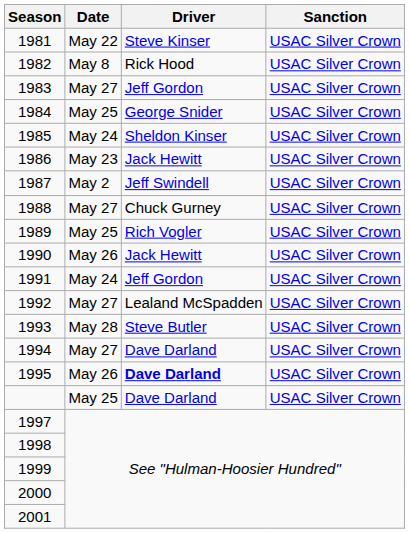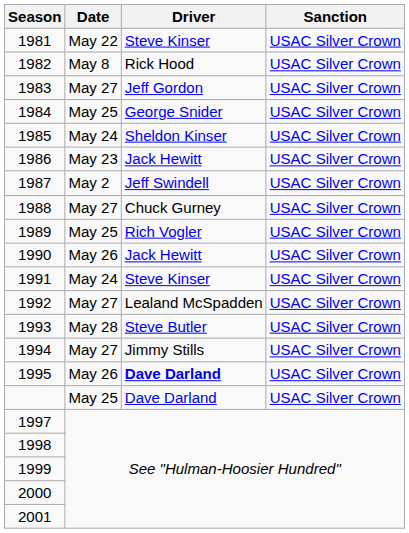(164, 279) Jeff Gordon -> (167, 279) Steve Kinser
(171, 350) Dave Darland -> (164, 350) Jimmy Stills
